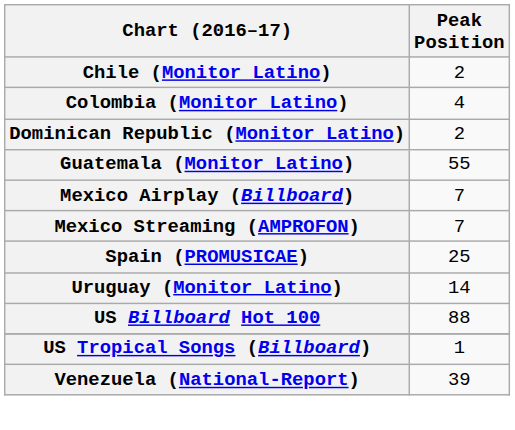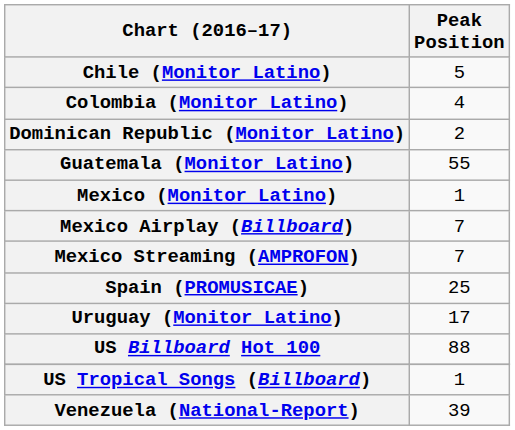(459, 73) 2 -> (459, 73) 5
+ row: (207, 195)
(459, 288) 14 -> (459, 318) 17
